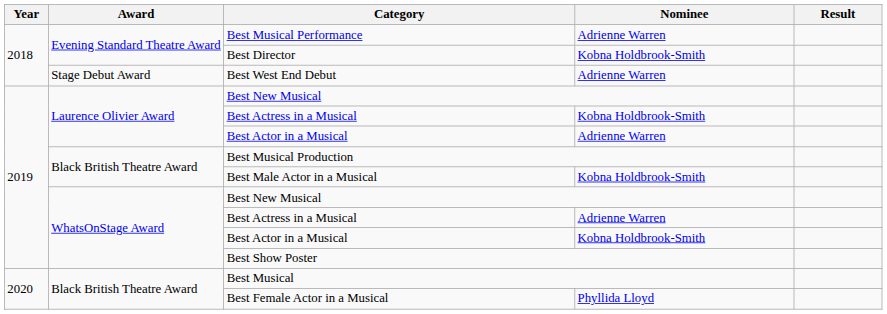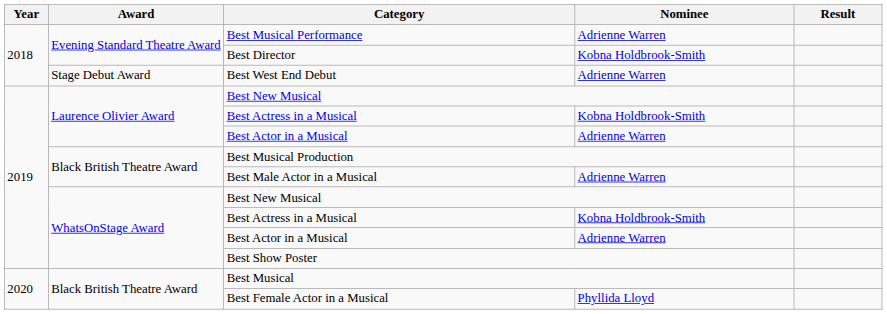(641, 177) Kobna Holdbrook-Smith -> (622, 177) Adrienne Warren
(622, 217) Adrienne Warren -> (641, 217) Kobna Holdbrook-Smith
(641, 237) Kobna Holdbrook-Smith -> (622, 237) Adrienne Warren
